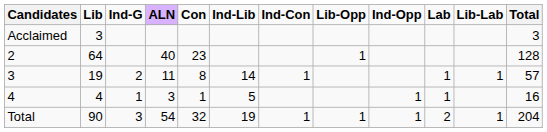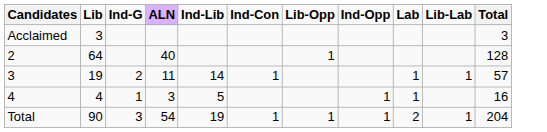- column: (194, 14)
